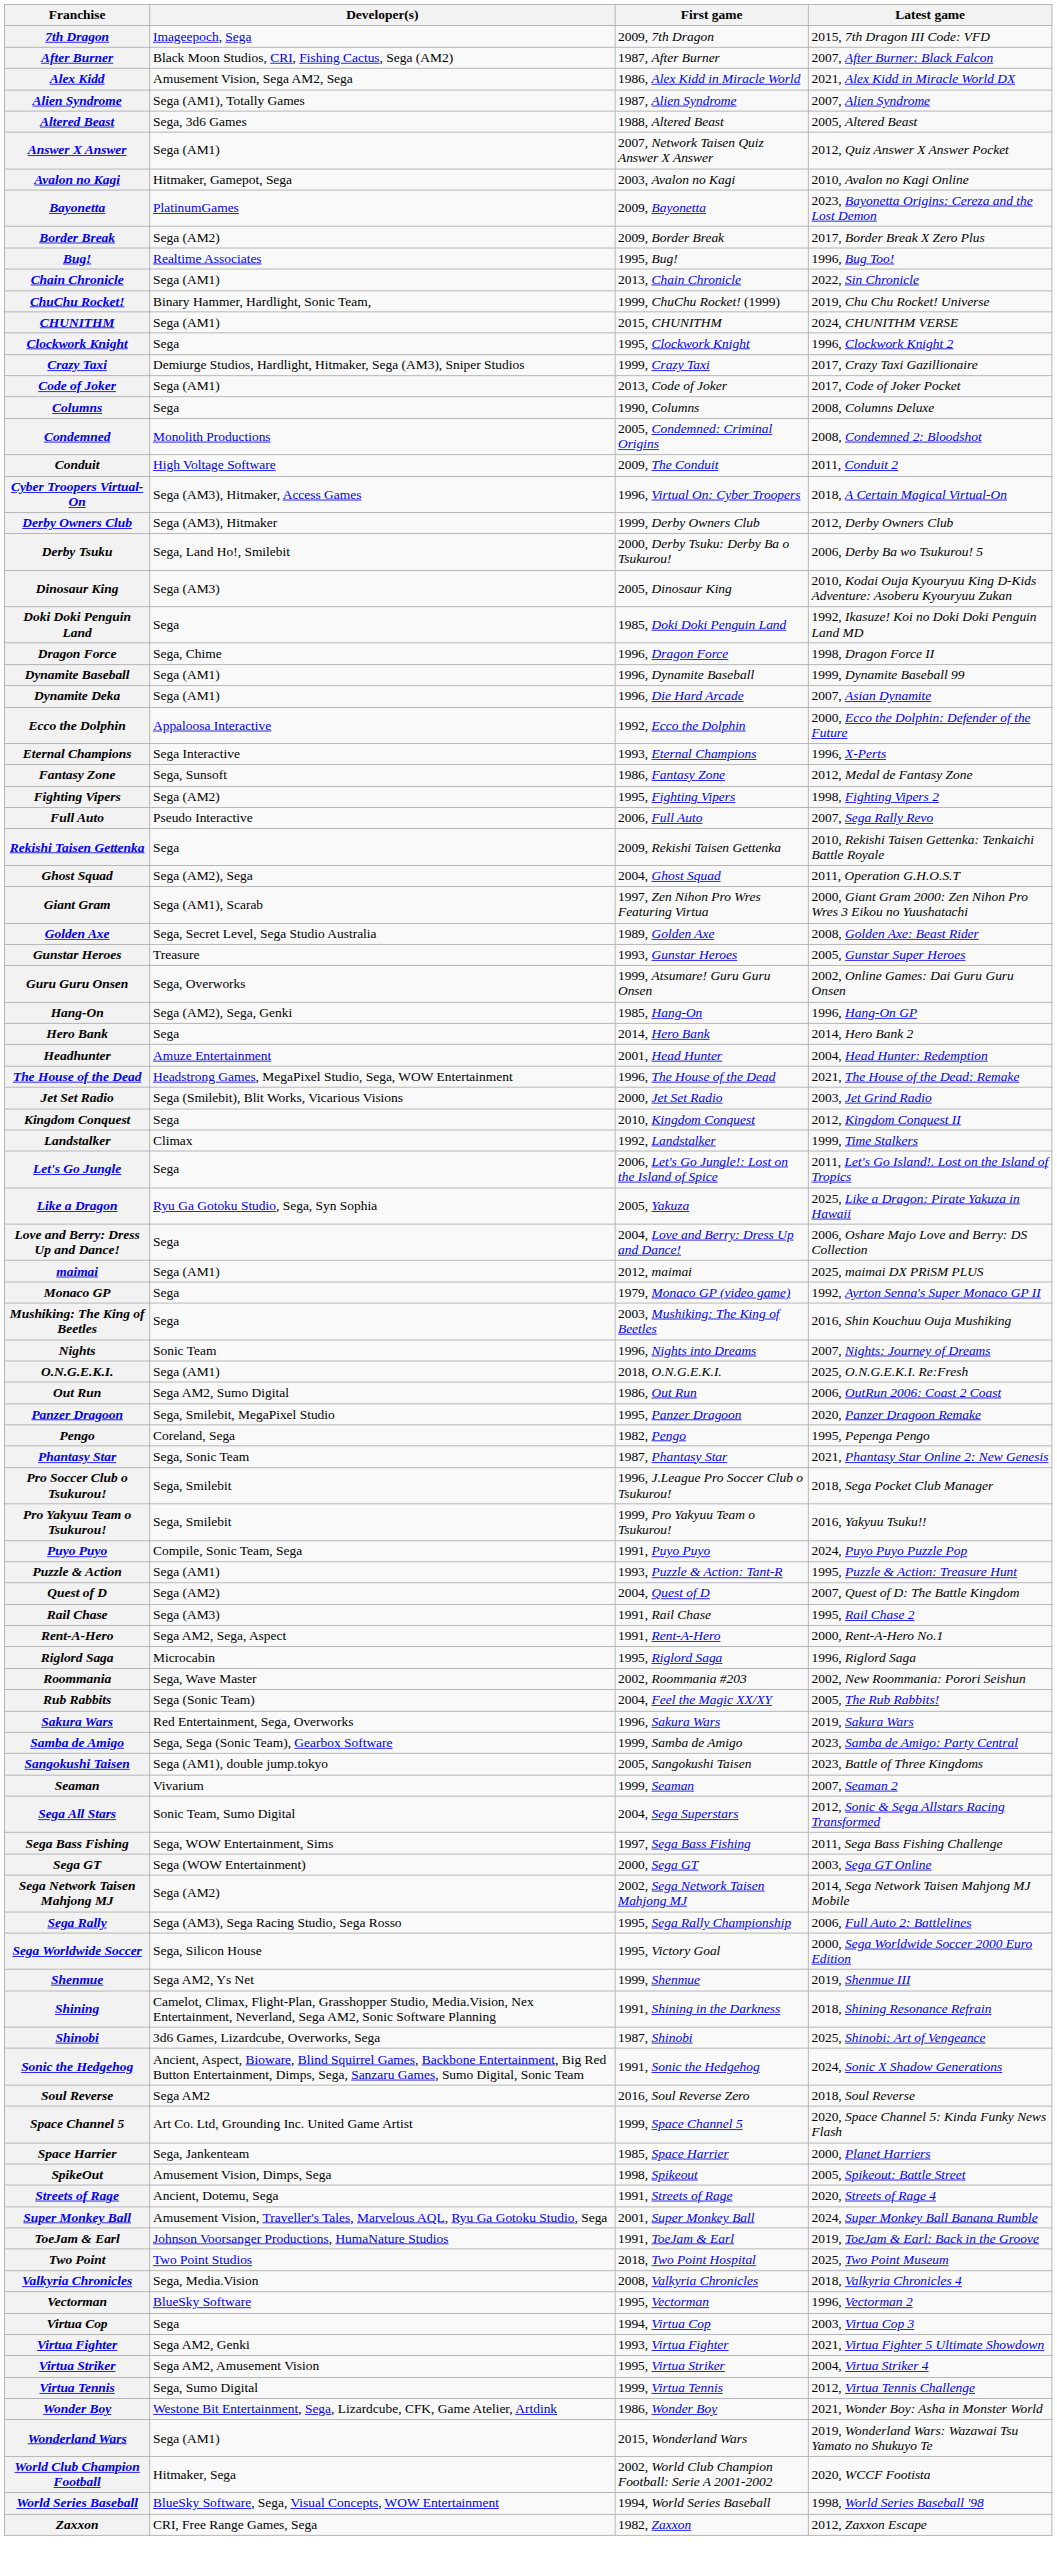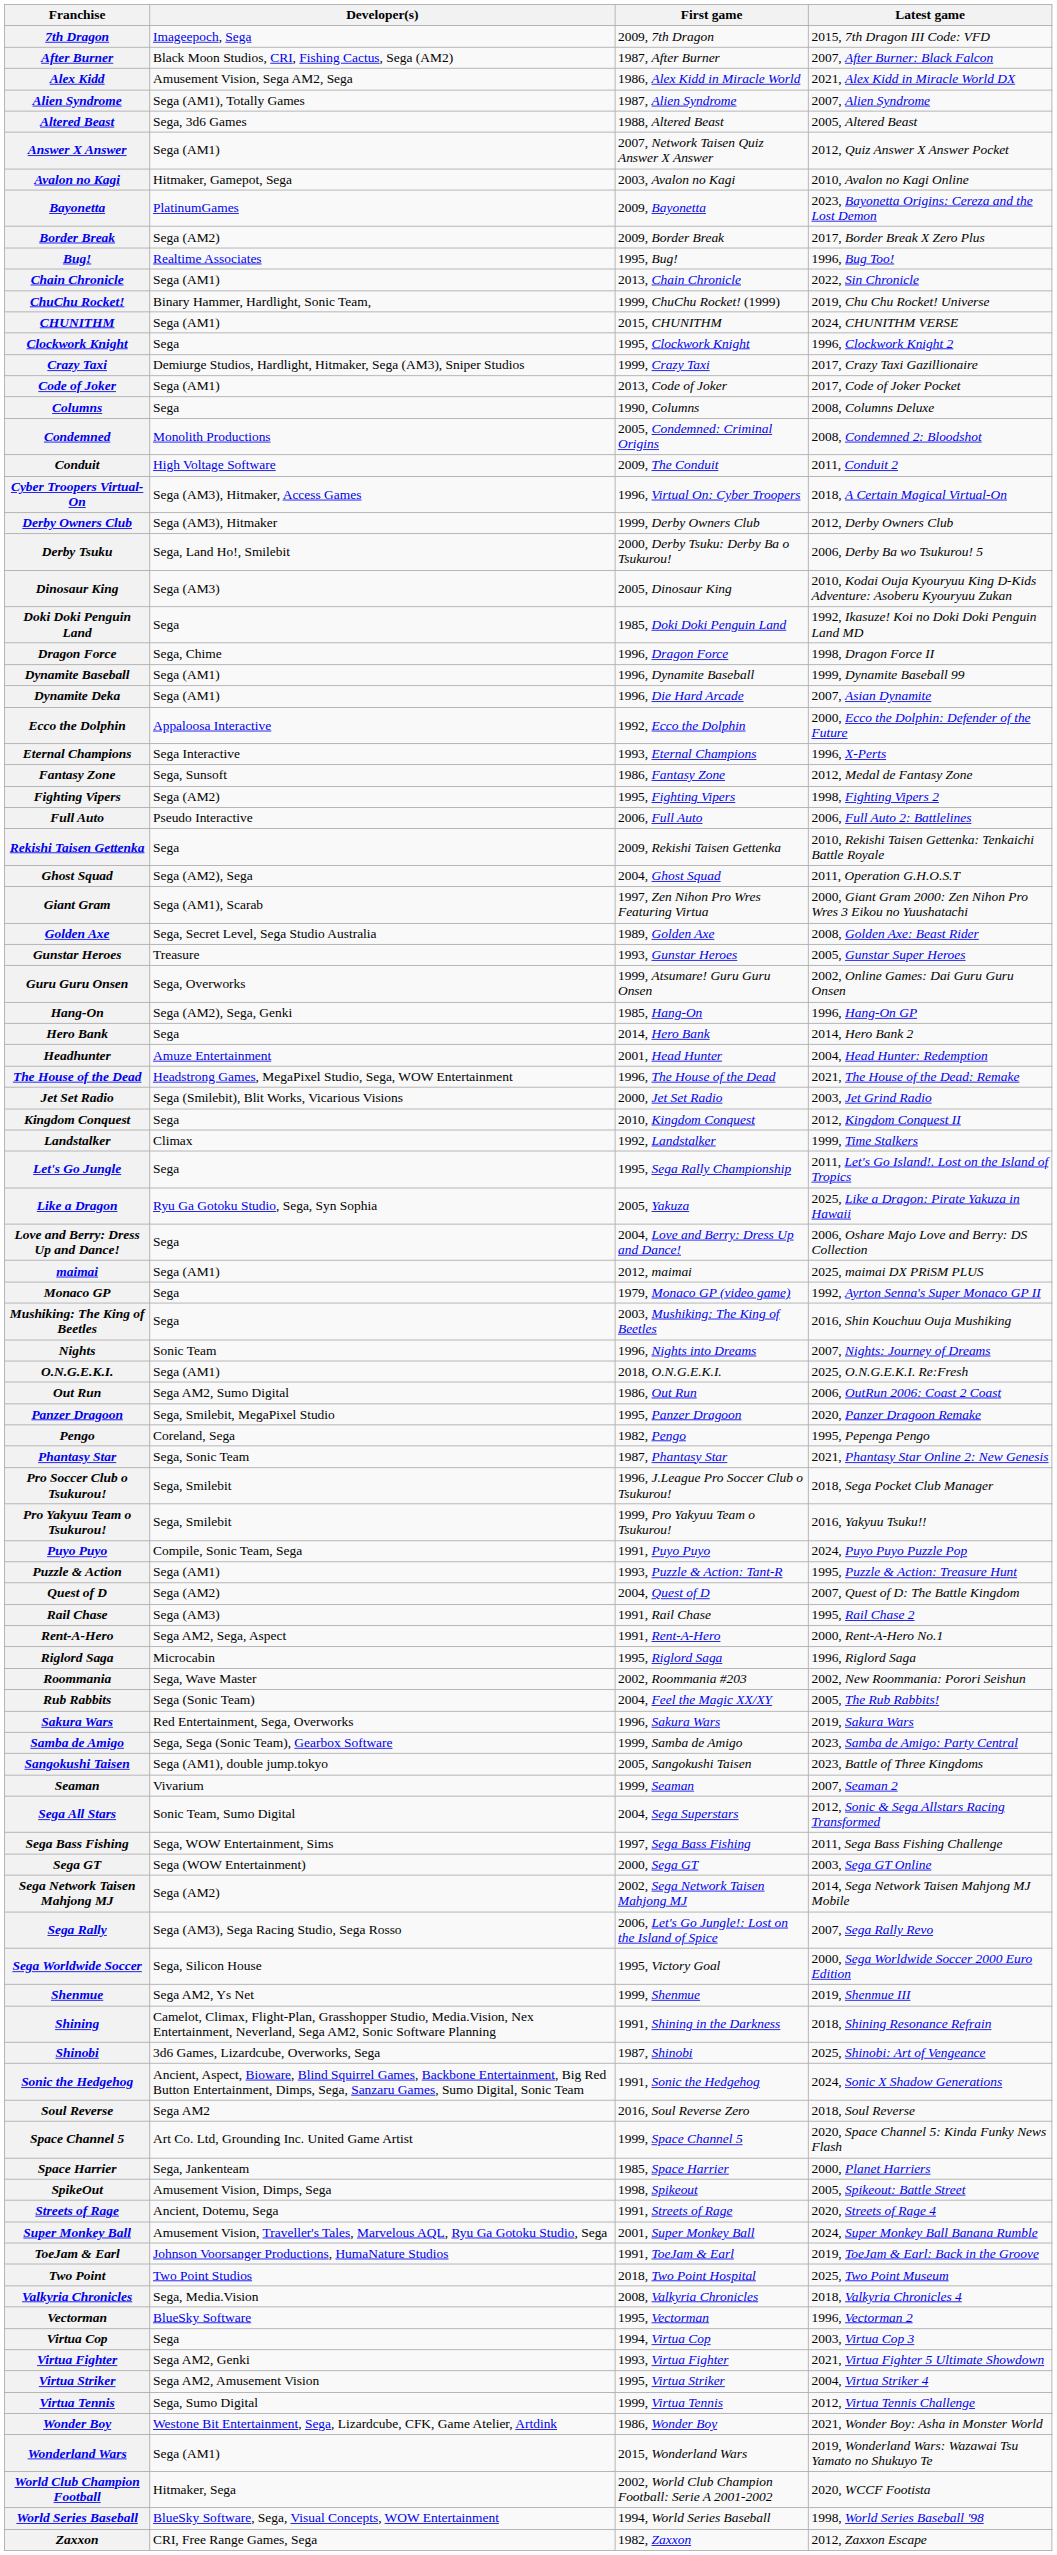(872, 818) 2007, Sega Rally Revo -> (891, 818) 2006, Full Auto 2: Battlelines
(703, 1169) 2006, Let's Go Jungle!: Lost on the Island of Spice -> (705, 1169) 1995, Sega Rally Championship
(705, 1922) 1995, Sega Rally Championship -> (703, 1929) 2006, Let's Go Jungle!: Lost on the Island of Spice
(891, 1922) 2006, Full Auto 2: Battlelines -> (872, 1929) 2007, Sega Rally Revo
